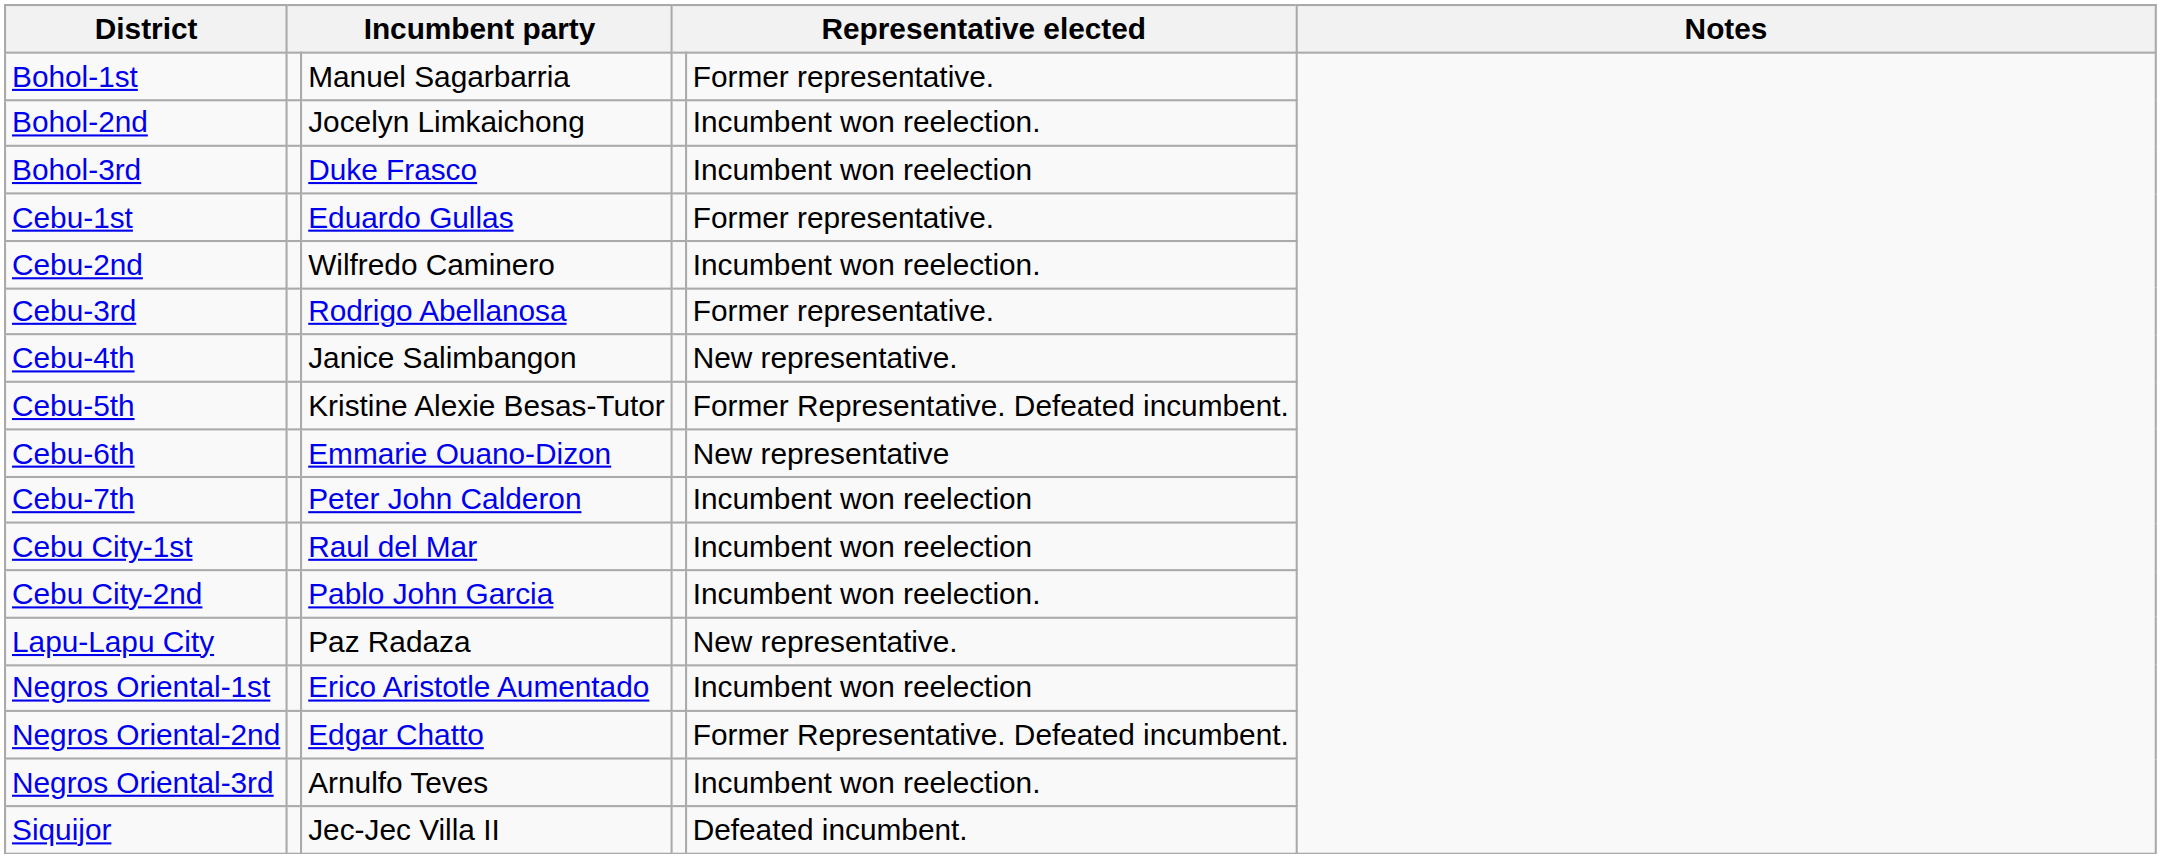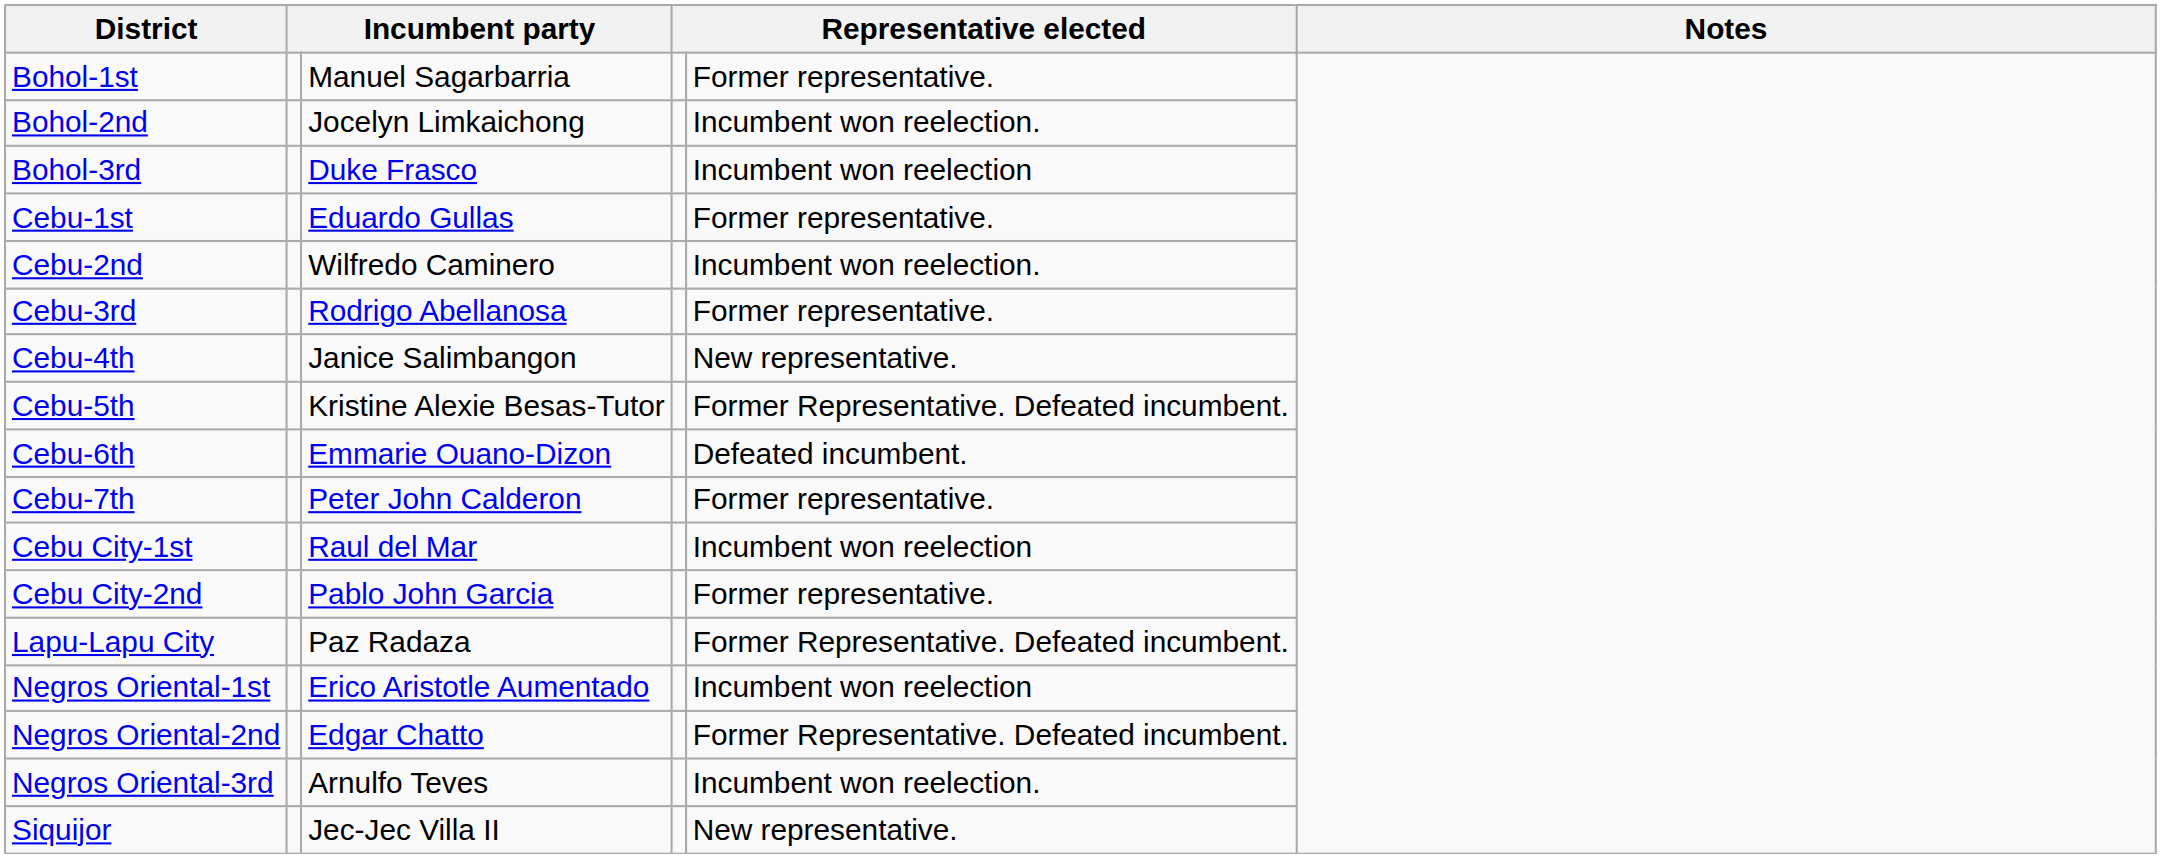(821, 453) New representative -> (830, 453) Defeated incumbent.
(862, 500) Incumbent won reelection -> (843, 500) Former representative.
(867, 594) Incumbent won reelection. -> (843, 594) Former representative.
(825, 641) New representative. -> (991, 641) Former Representative. Defeated incumbent.
(830, 830) Defeated incumbent. -> (825, 830) New representative.
